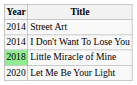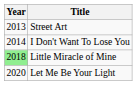(16, 27) 2014 -> (16, 27) 2013
